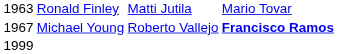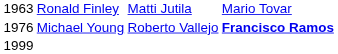(18, 27) 1967 -> (18, 27) 1976
